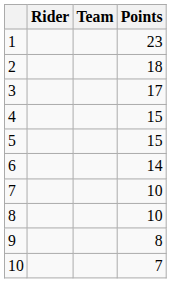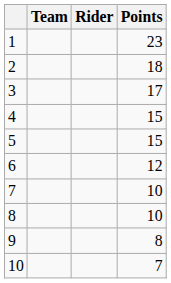columns swapped: (50, 16) <-> (95, 16)
(155, 166) 14 -> (155, 166) 12
